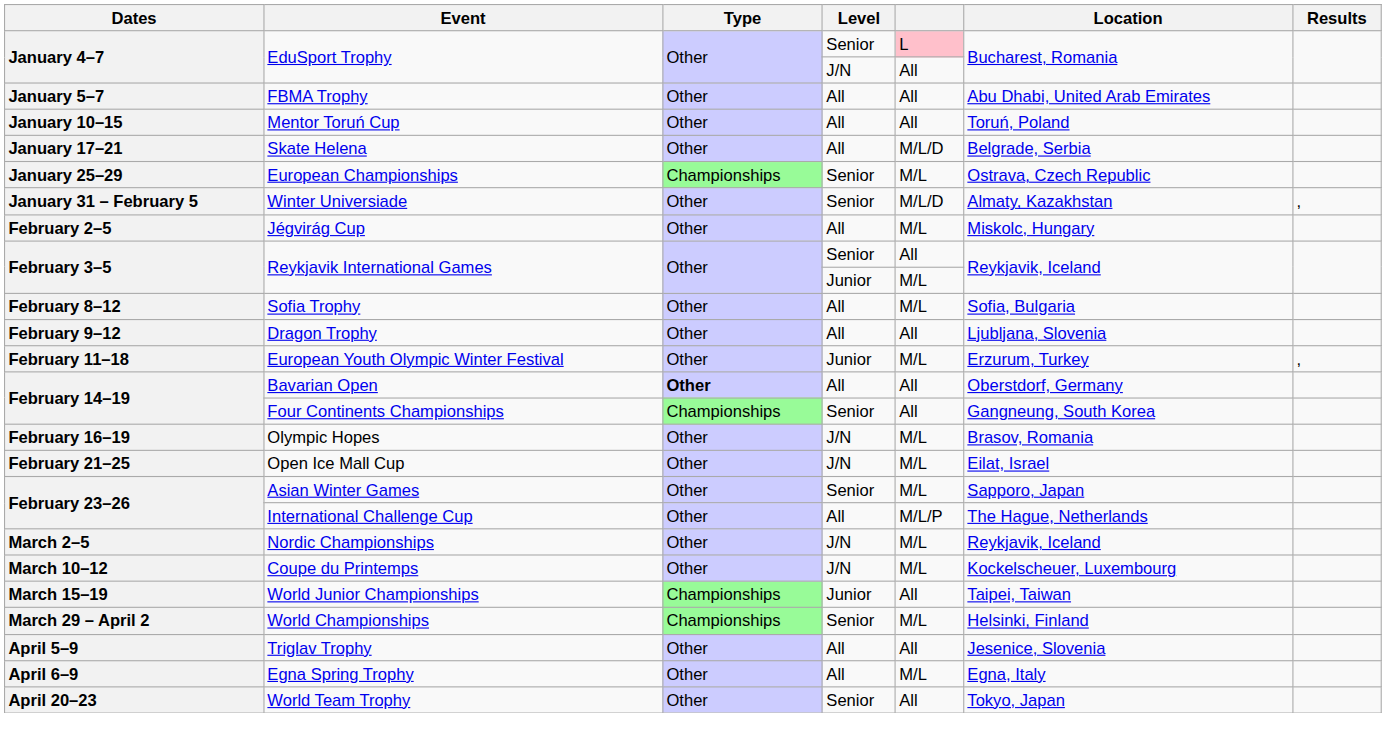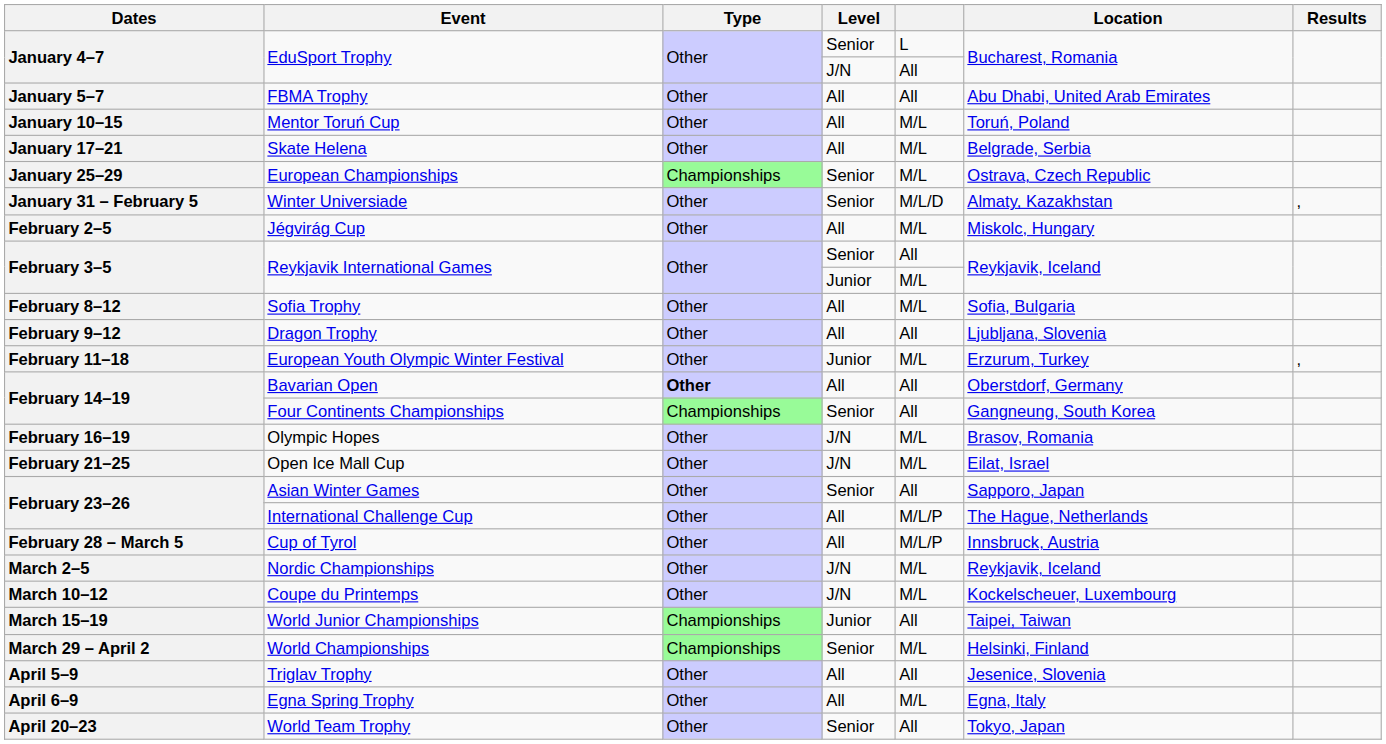(904, 44) pink background -> (904, 44) no background
(908, 123) All -> (913, 123) M/L
(921, 149) M/L/D -> (913, 149) M/L
(913, 490) M/L -> (908, 490) All
+ row: (312, 542)
